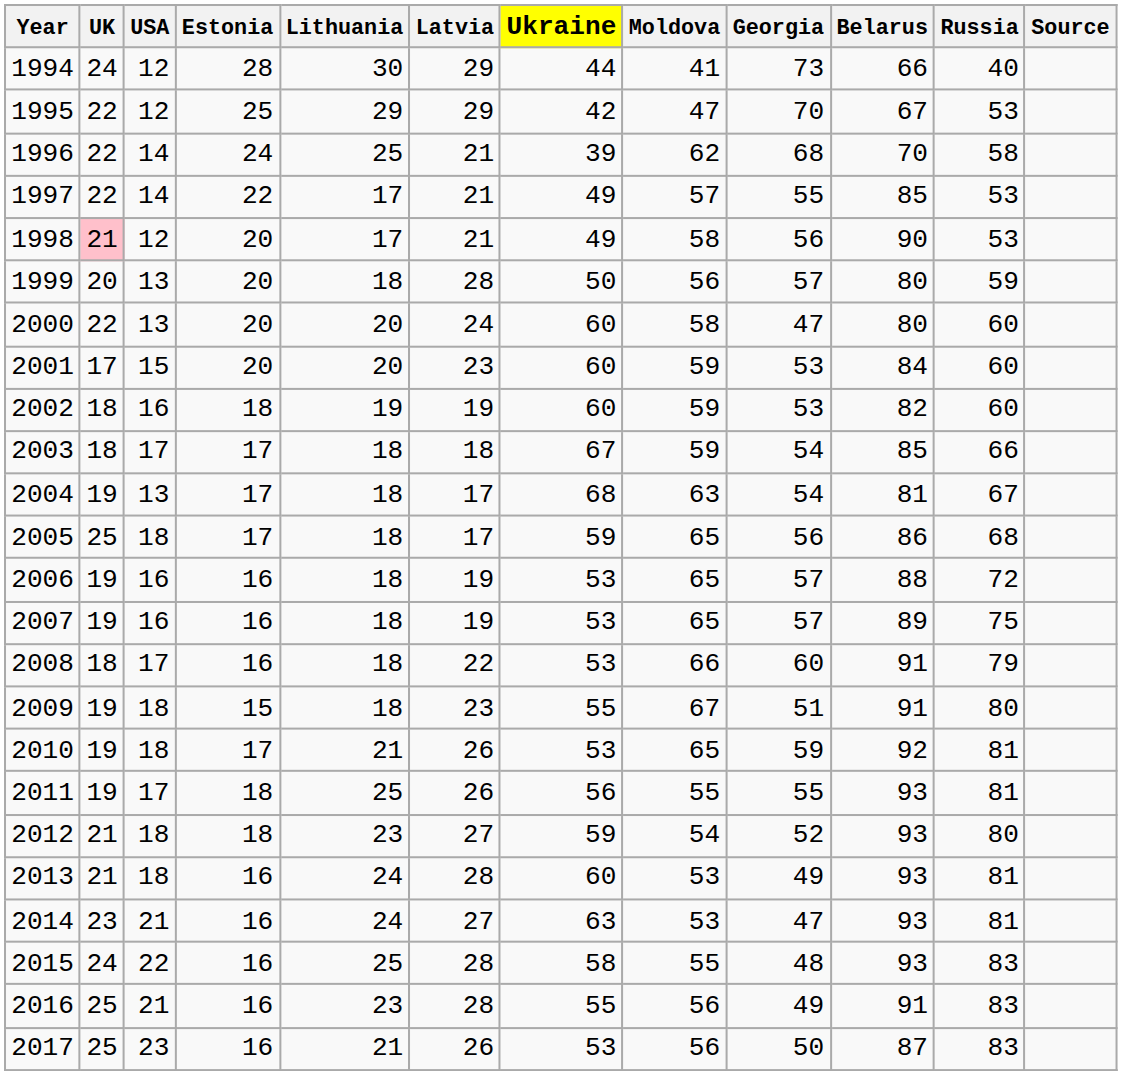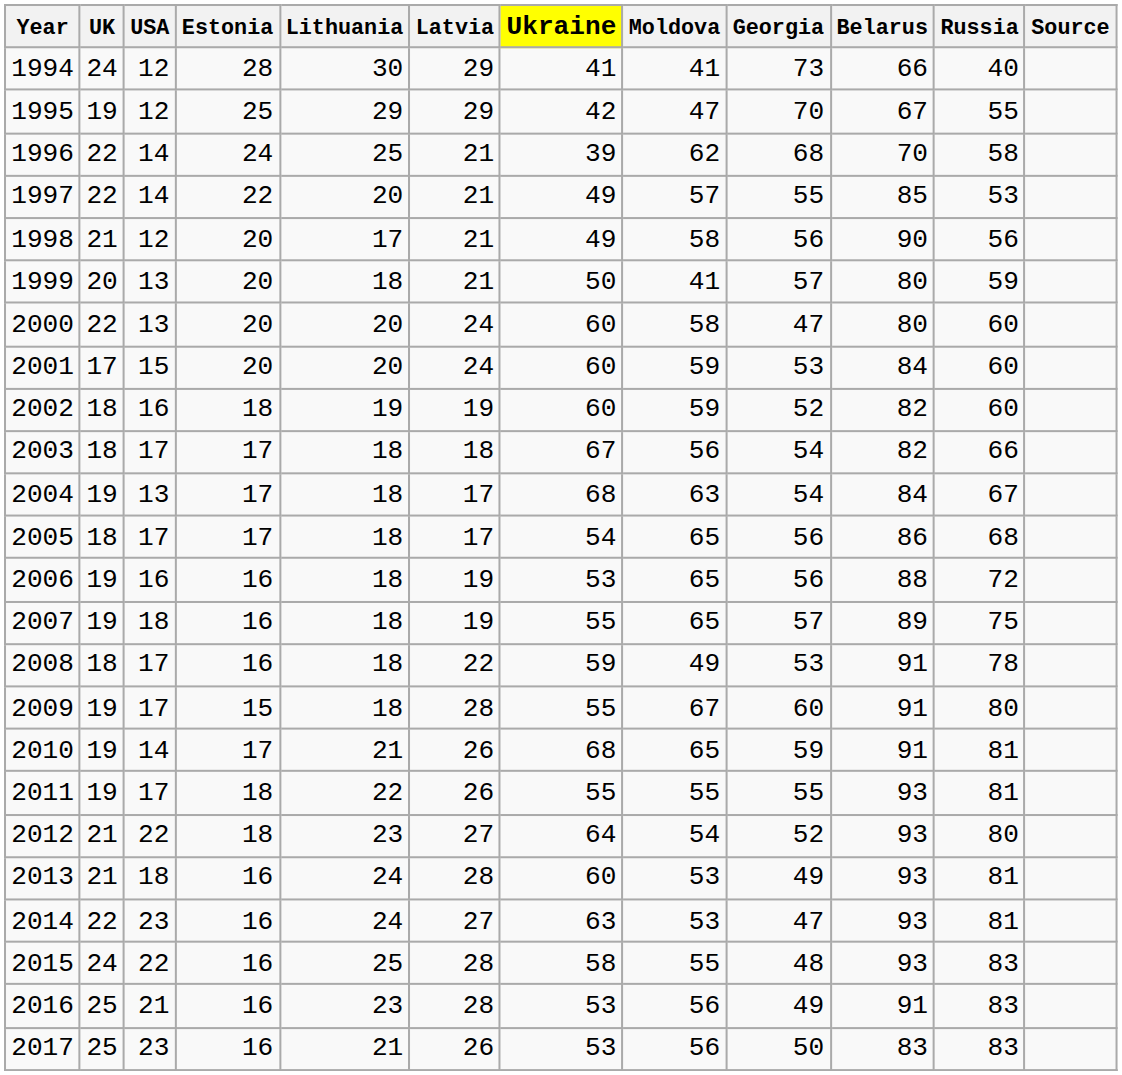(601, 69) 44 -> (601, 69) 41
(102, 111) 22 -> (102, 111) 19
(1003, 111) 53 -> (1003, 111) 55
(388, 197) 17 -> (388, 197) 20
(102, 239) pink background -> (102, 239) no background
(1003, 239) 53 -> (1003, 239) 56
(478, 282) 28 -> (478, 282) 21
(705, 282) 56 -> (705, 282) 41
(478, 367) 23 -> (478, 367) 24
(808, 410) 53 -> (808, 410) 52
(705, 452) 59 -> (705, 452) 56
(912, 452) 85 -> (912, 452) 82
(912, 495) 81 -> (912, 495) 84
(102, 537) 25 -> (102, 537) 18
(154, 537) 18 -> (154, 537) 17
(601, 537) 59 -> (601, 537) 54
(808, 580) 57 -> (808, 580) 56
(154, 623) 16 -> (154, 623) 18
(601, 623) 53 -> (601, 623) 55
(601, 665) 53 -> (601, 665) 59
(705, 665) 66 -> (705, 665) 49
(808, 665) 60 -> (808, 665) 53
(1003, 665) 79 -> (1003, 665) 78
(154, 708) 18 -> (154, 708) 17
(478, 708) 23 -> (478, 708) 28
(808, 708) 51 -> (808, 708) 60
(154, 750) 18 -> (154, 750) 14
(601, 750) 53 -> (601, 750) 68
(912, 750) 92 -> (912, 750) 91
(388, 793) 25 -> (388, 793) 22
(601, 793) 56 -> (601, 793) 55
(154, 835) 18 -> (154, 835) 22
(601, 835) 59 -> (601, 835) 64
(102, 921) 23 -> (102, 921) 22
(154, 921) 21 -> (154, 921) 23
(601, 1006) 55 -> (601, 1006) 53
(912, 1048) 87 -> (912, 1048) 83
